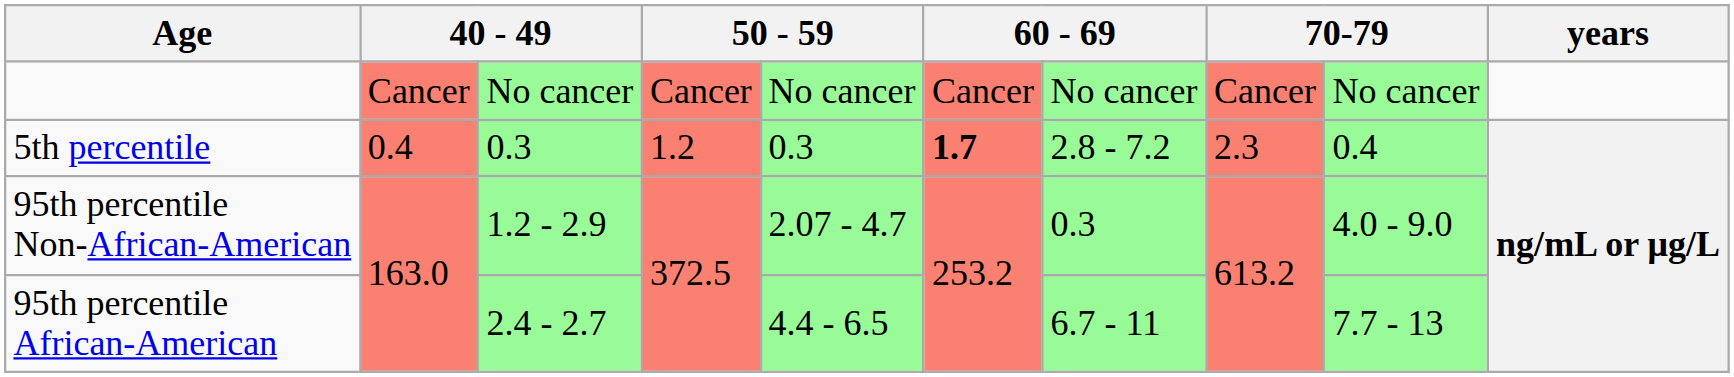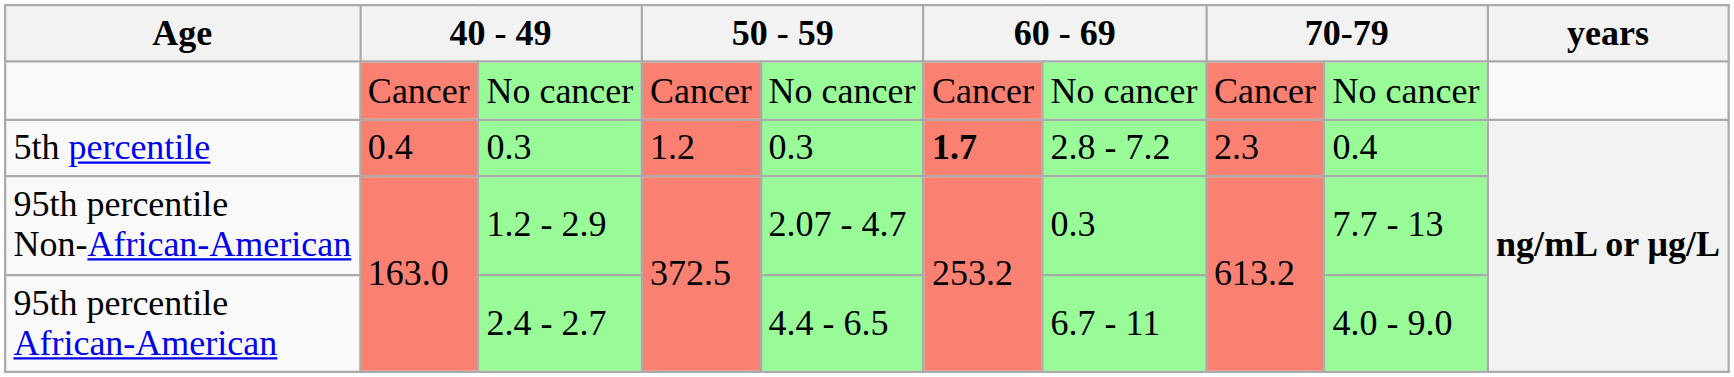(1393, 224) 4.0 - 9.0 -> (1388, 224) 7.7 - 13
(1388, 322) 7.7 - 13 -> (1393, 322) 4.0 - 9.0
